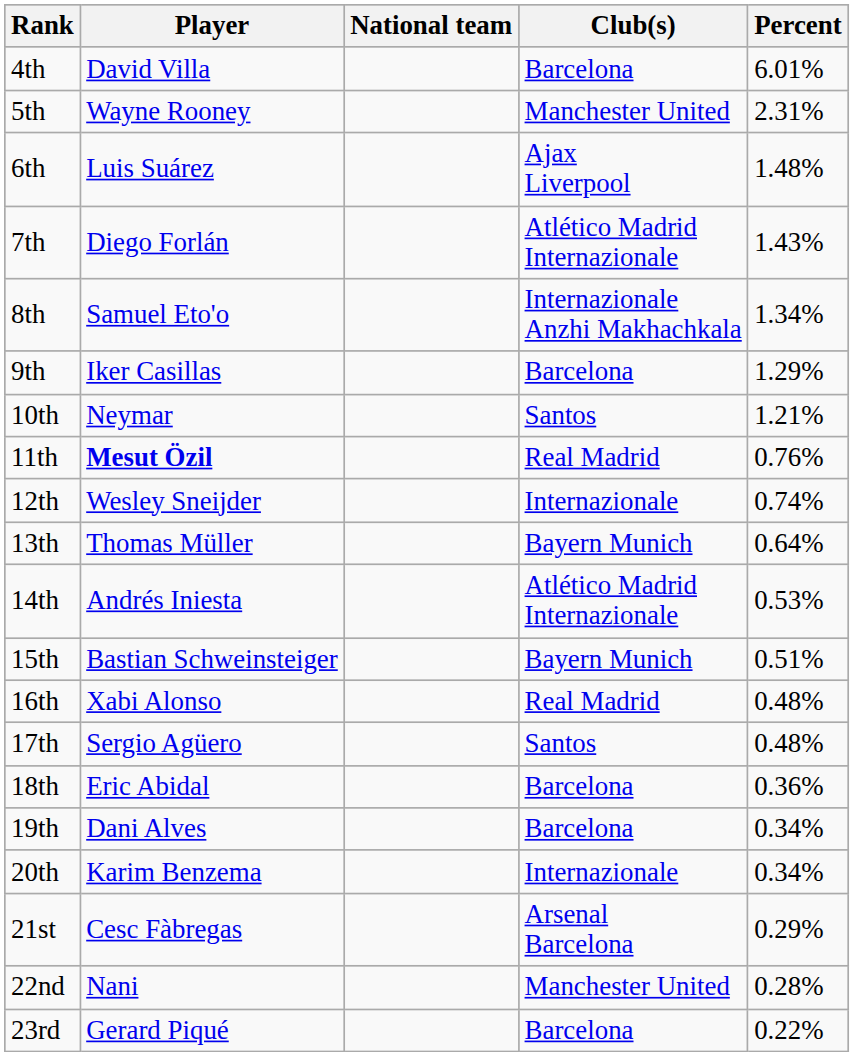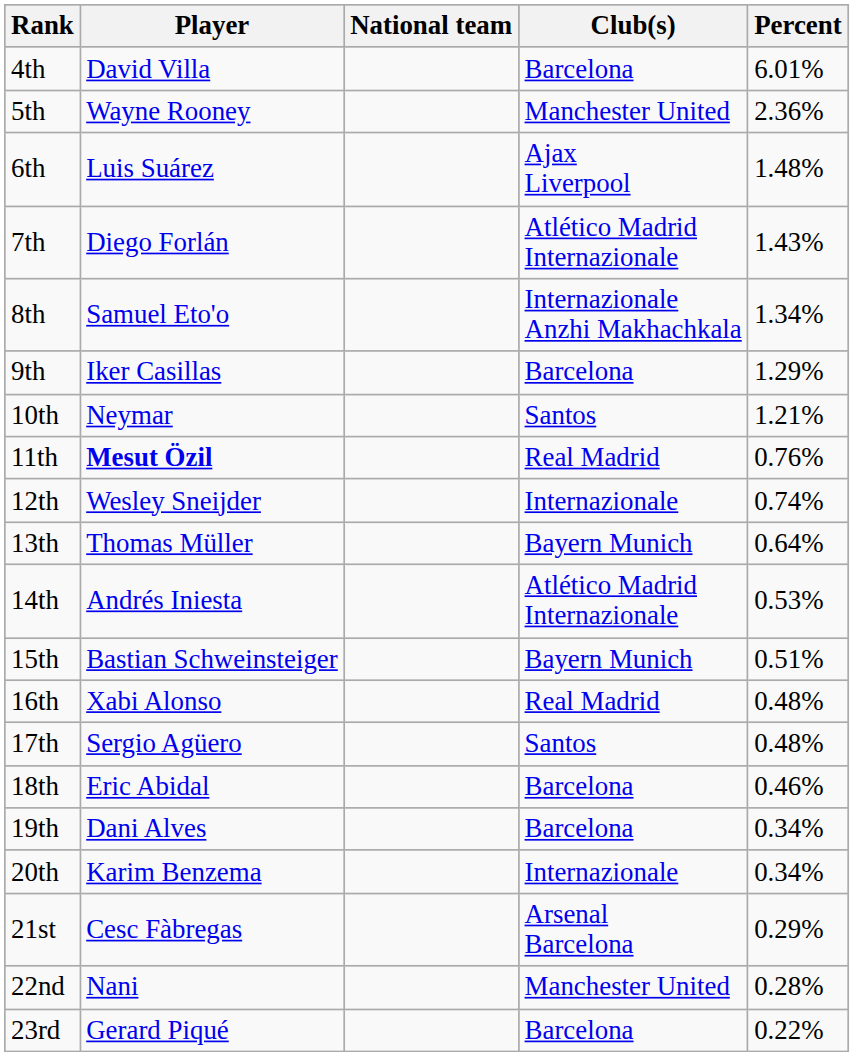(789, 111) 2.31% -> (789, 111) 2.36%
(789, 786) 0.36% -> (789, 786) 0.46%
